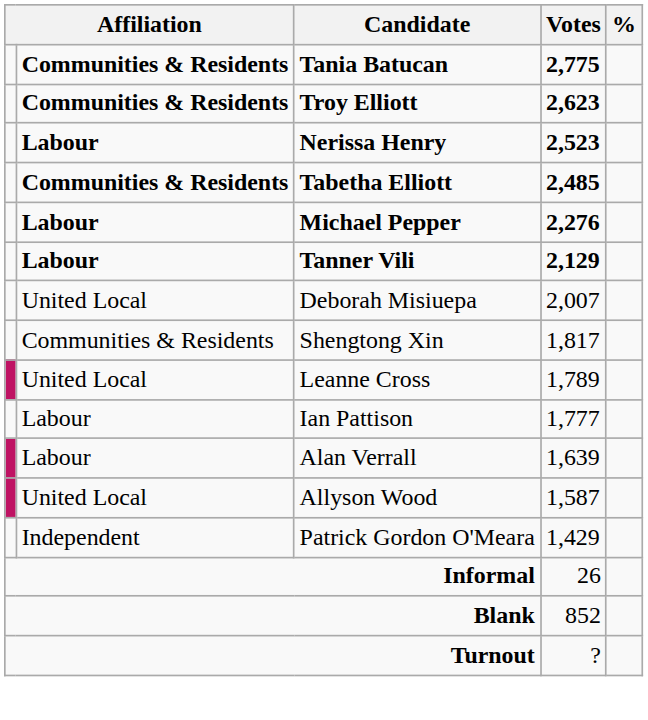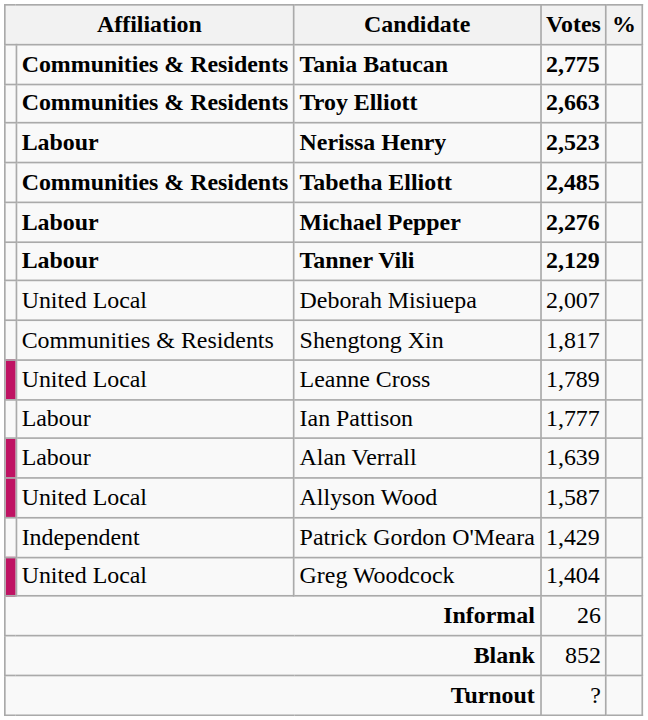(573, 103) 2,623 -> (573, 103) 2,663
+ row: (377, 576)
